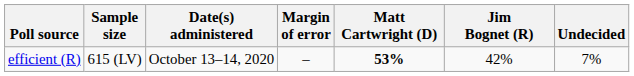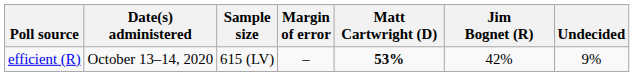columns swapped: (211, 25) <-> (115, 25)
(591, 59) 7% -> (591, 59) 9%
